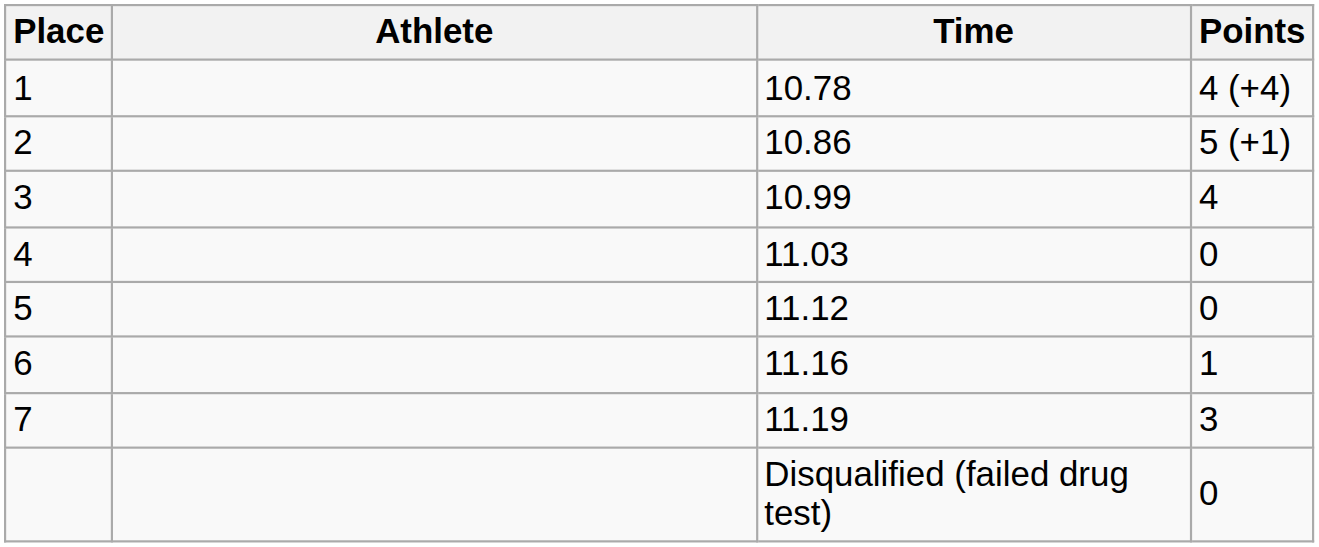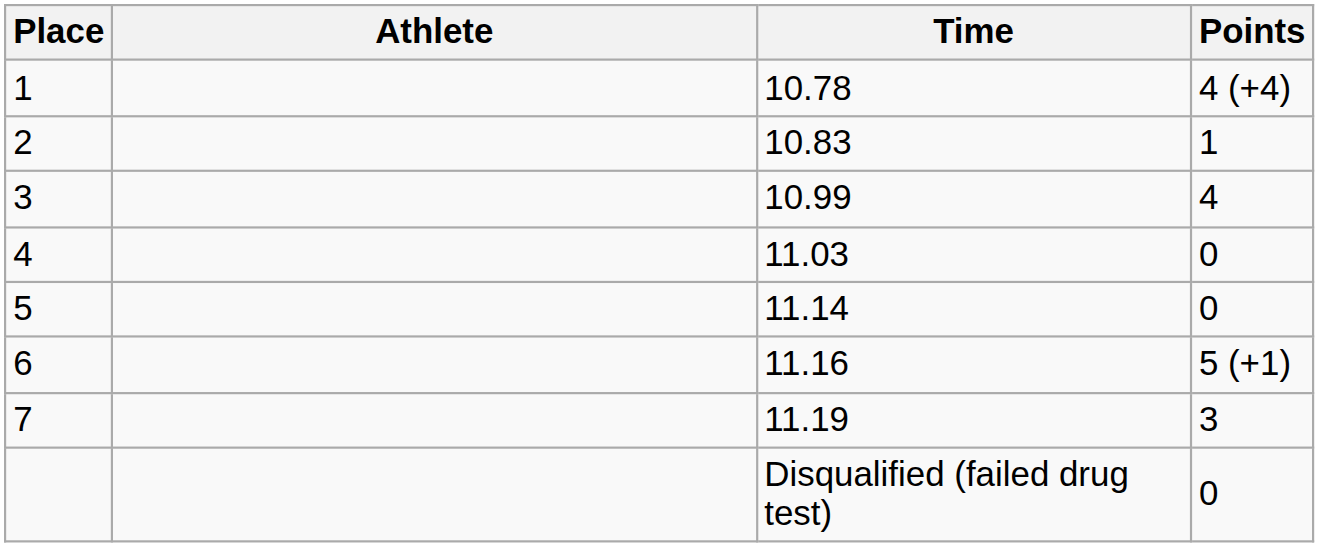(808, 142) 10.86 -> (808, 142) 10.83
(1245, 142) 5 (+1) -> (1209, 142) 1
(807, 308) 11.12 -> (807, 308) 11.14
(1209, 364) 1 -> (1245, 364) 5 (+1)
